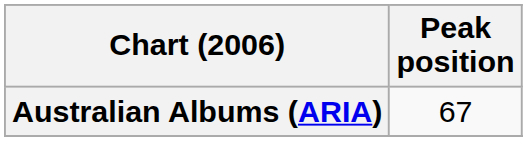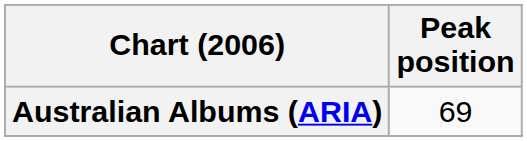(456, 111) 67 -> (456, 111) 69
